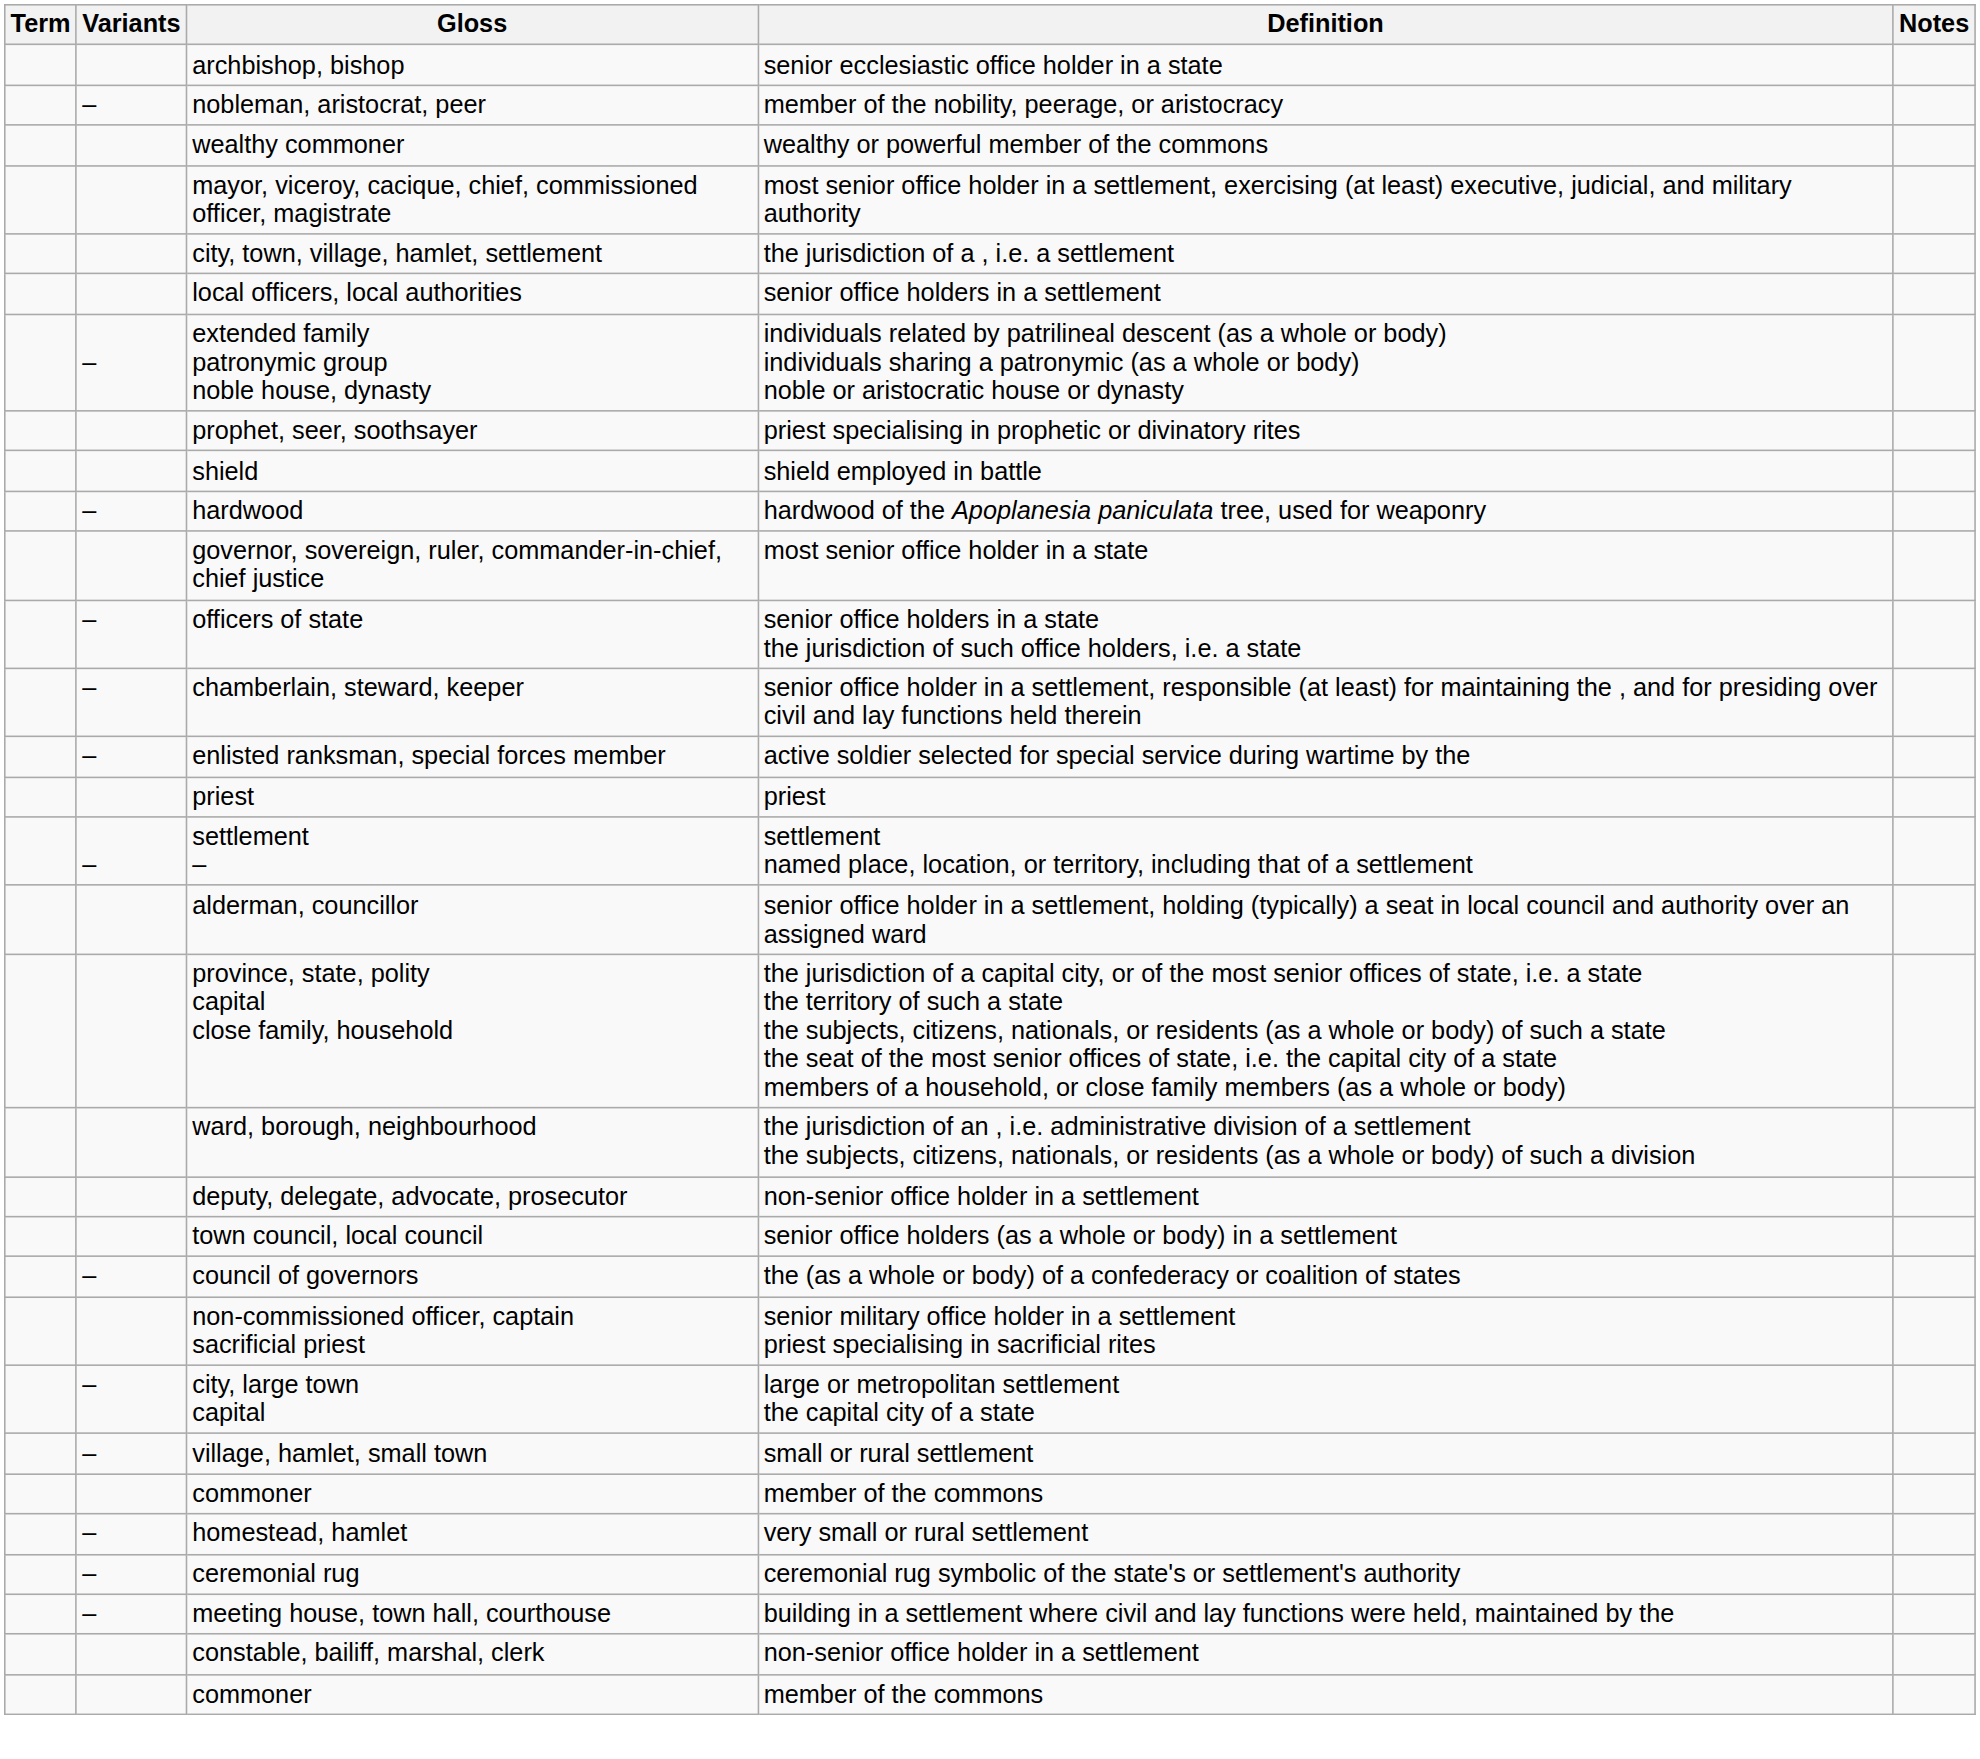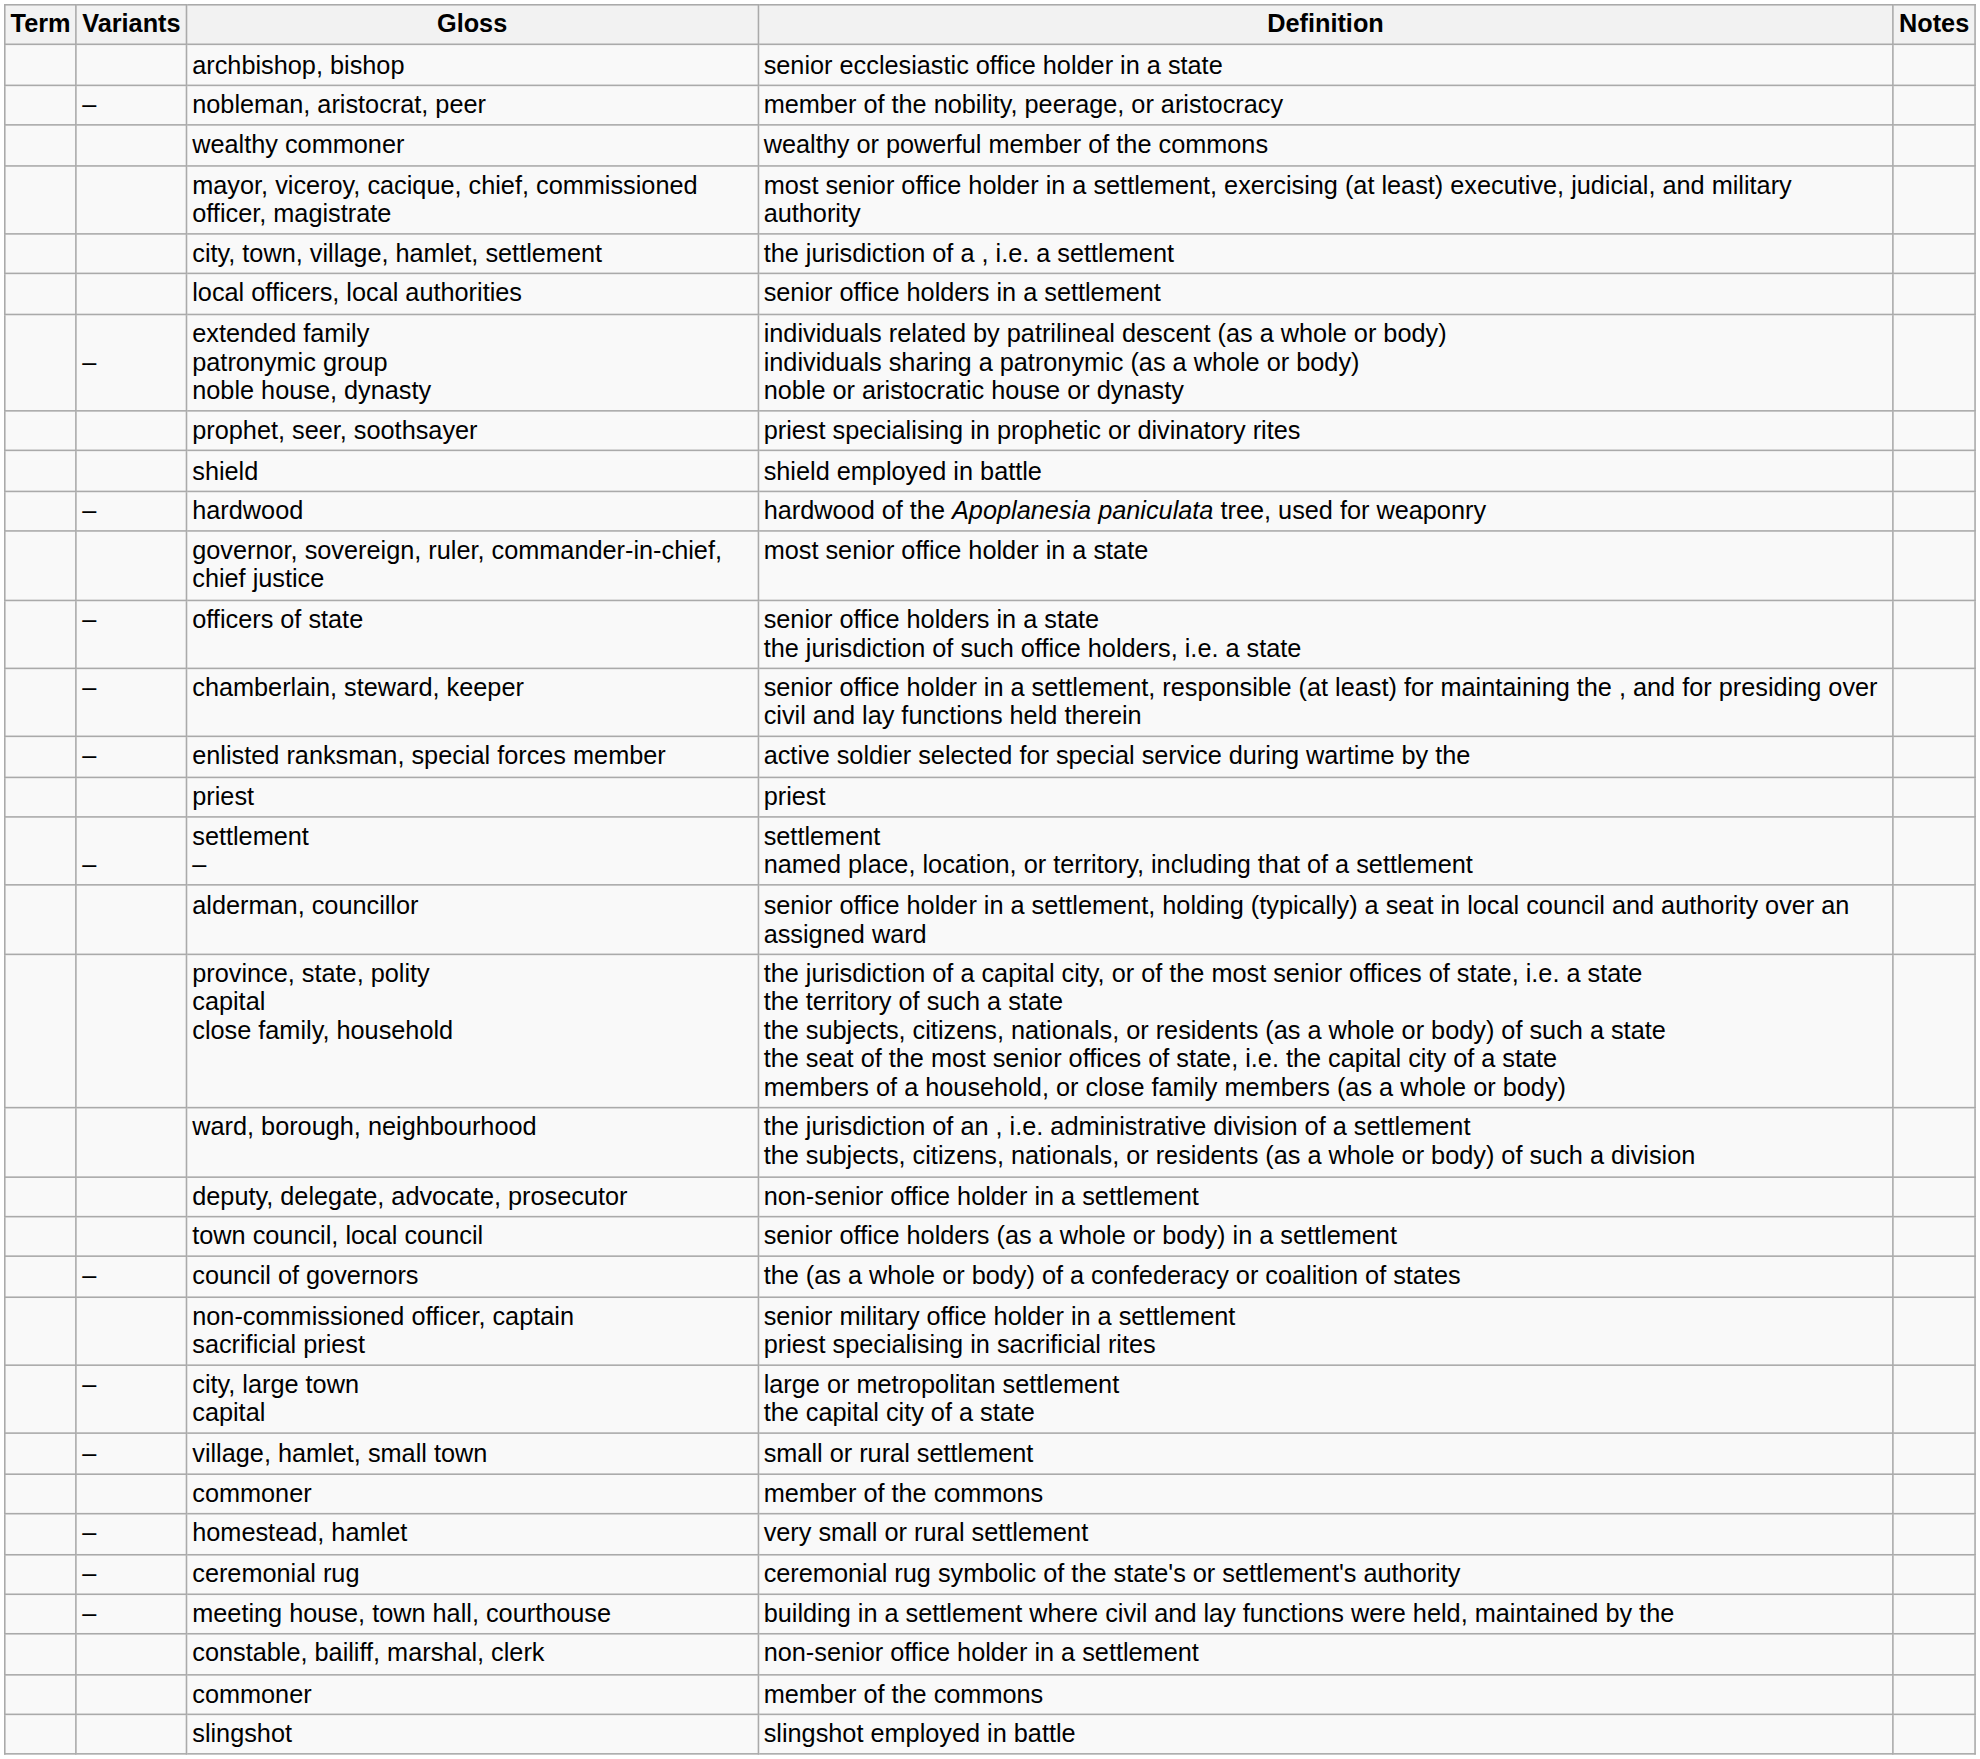+ row: (242, 1734)
